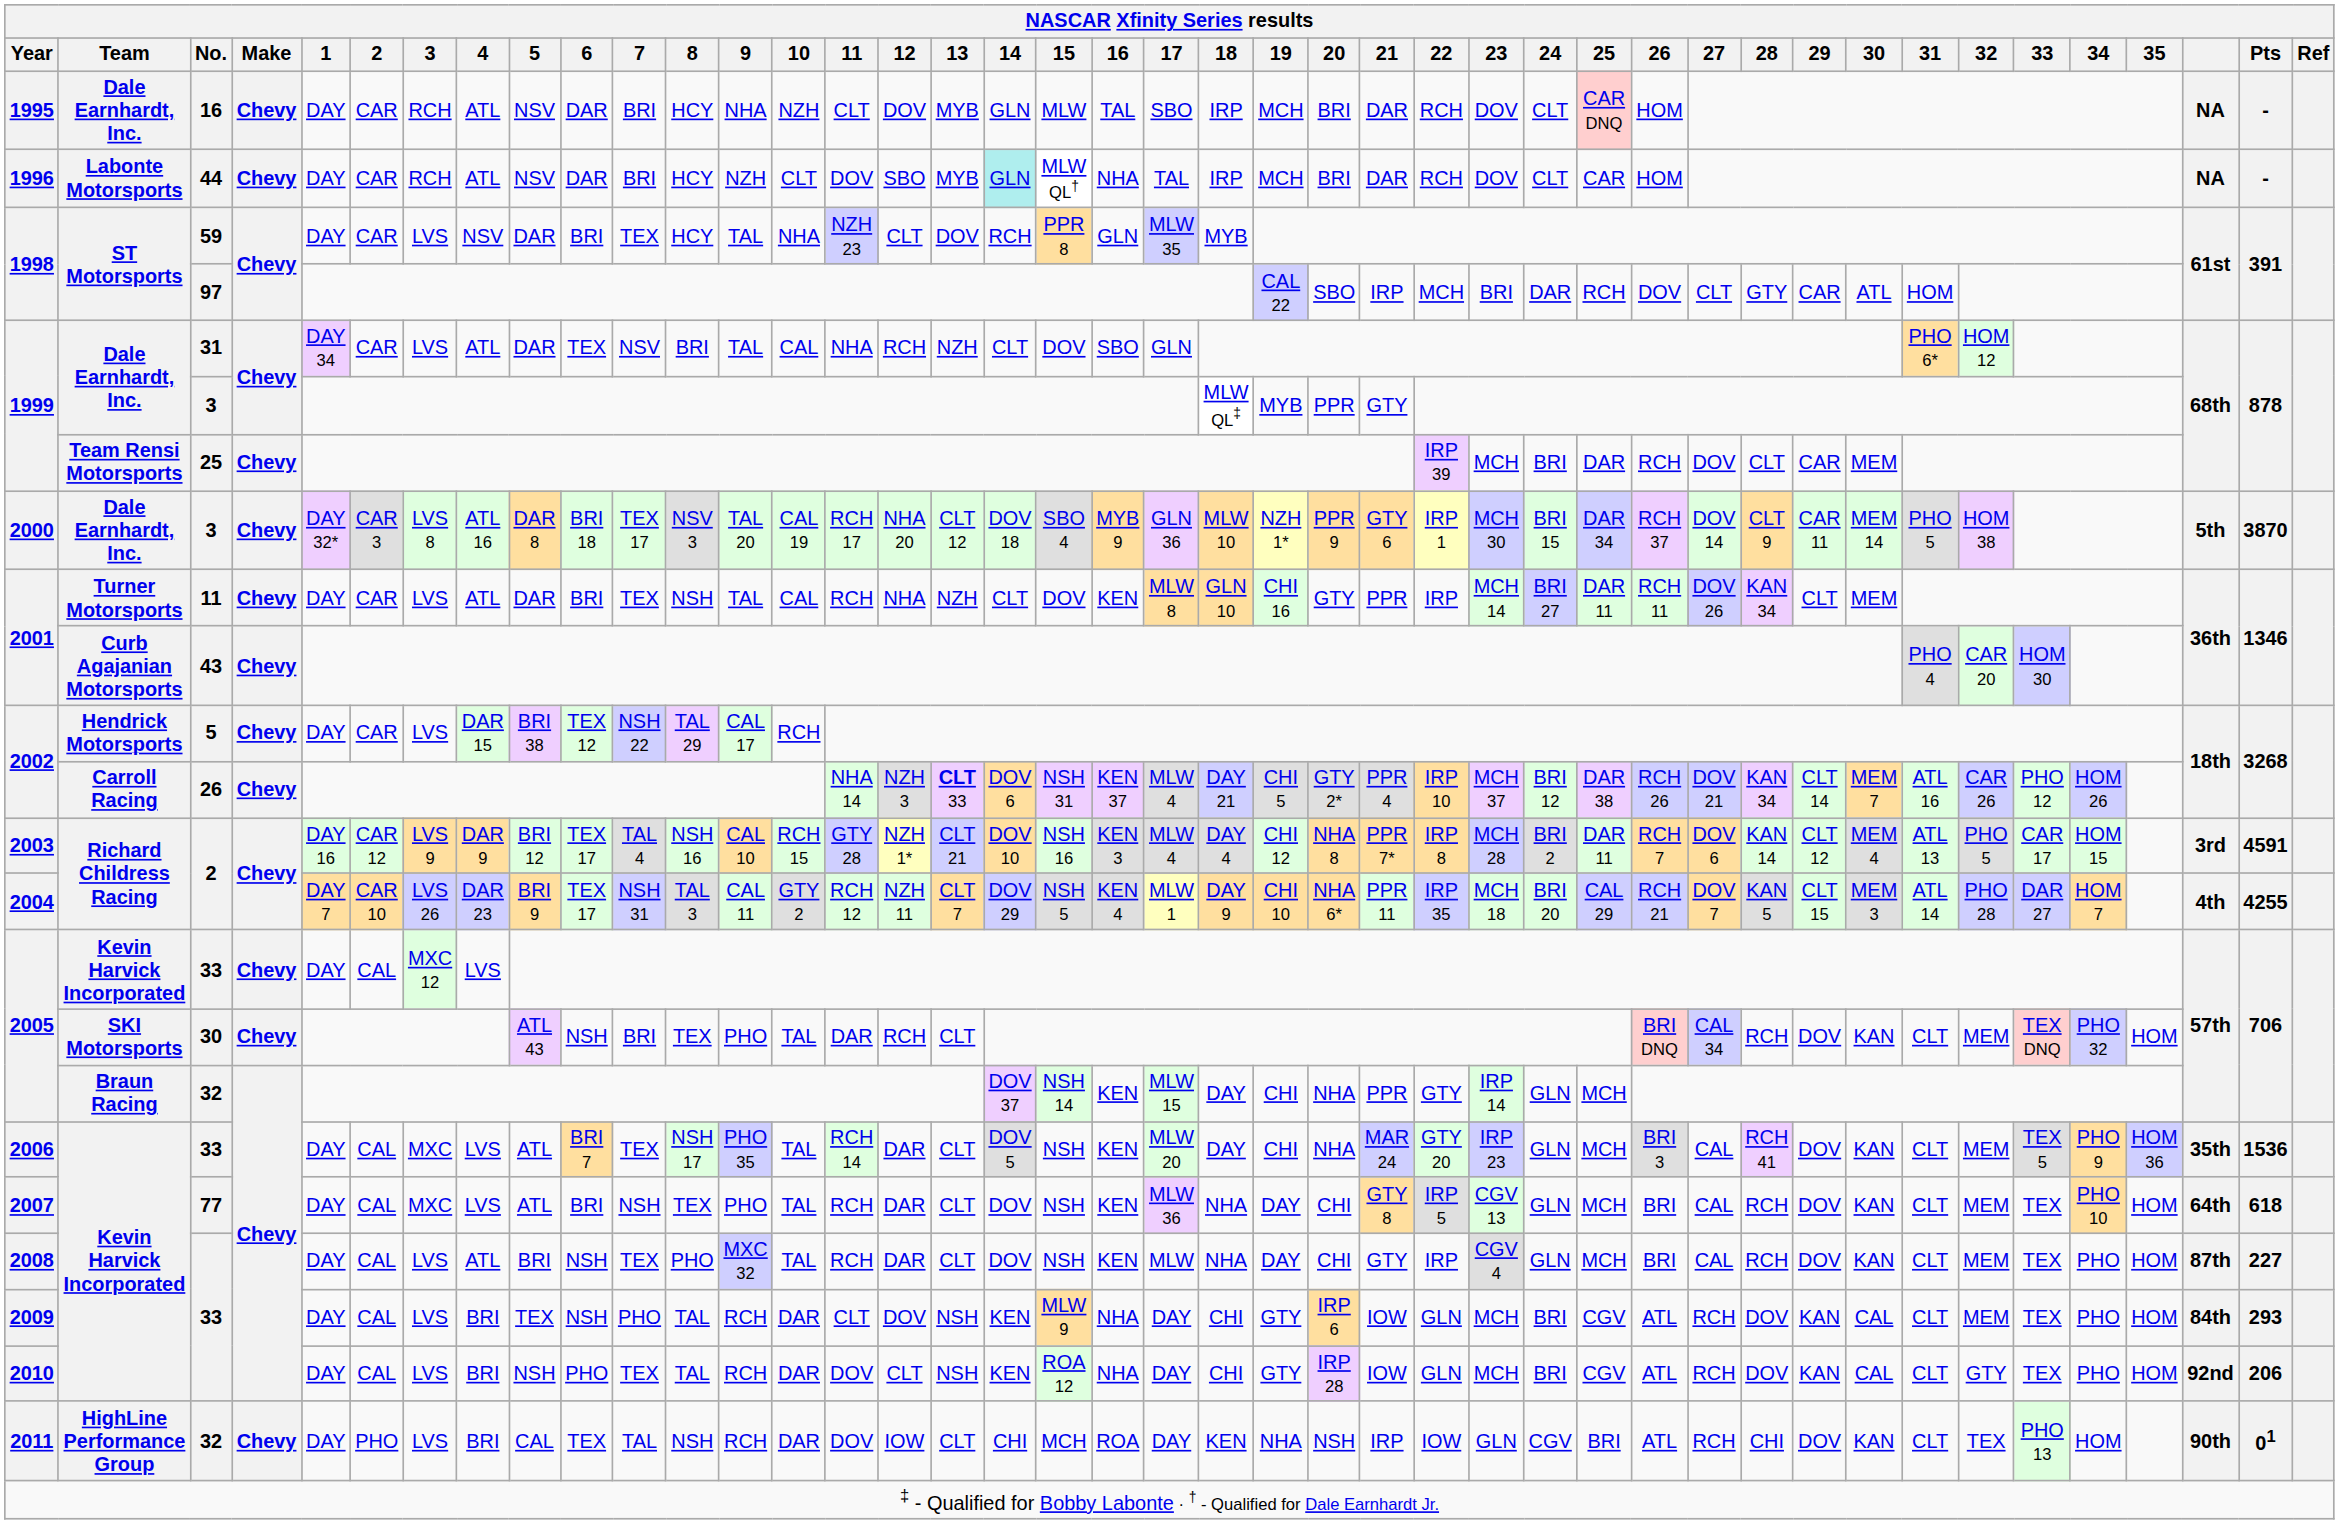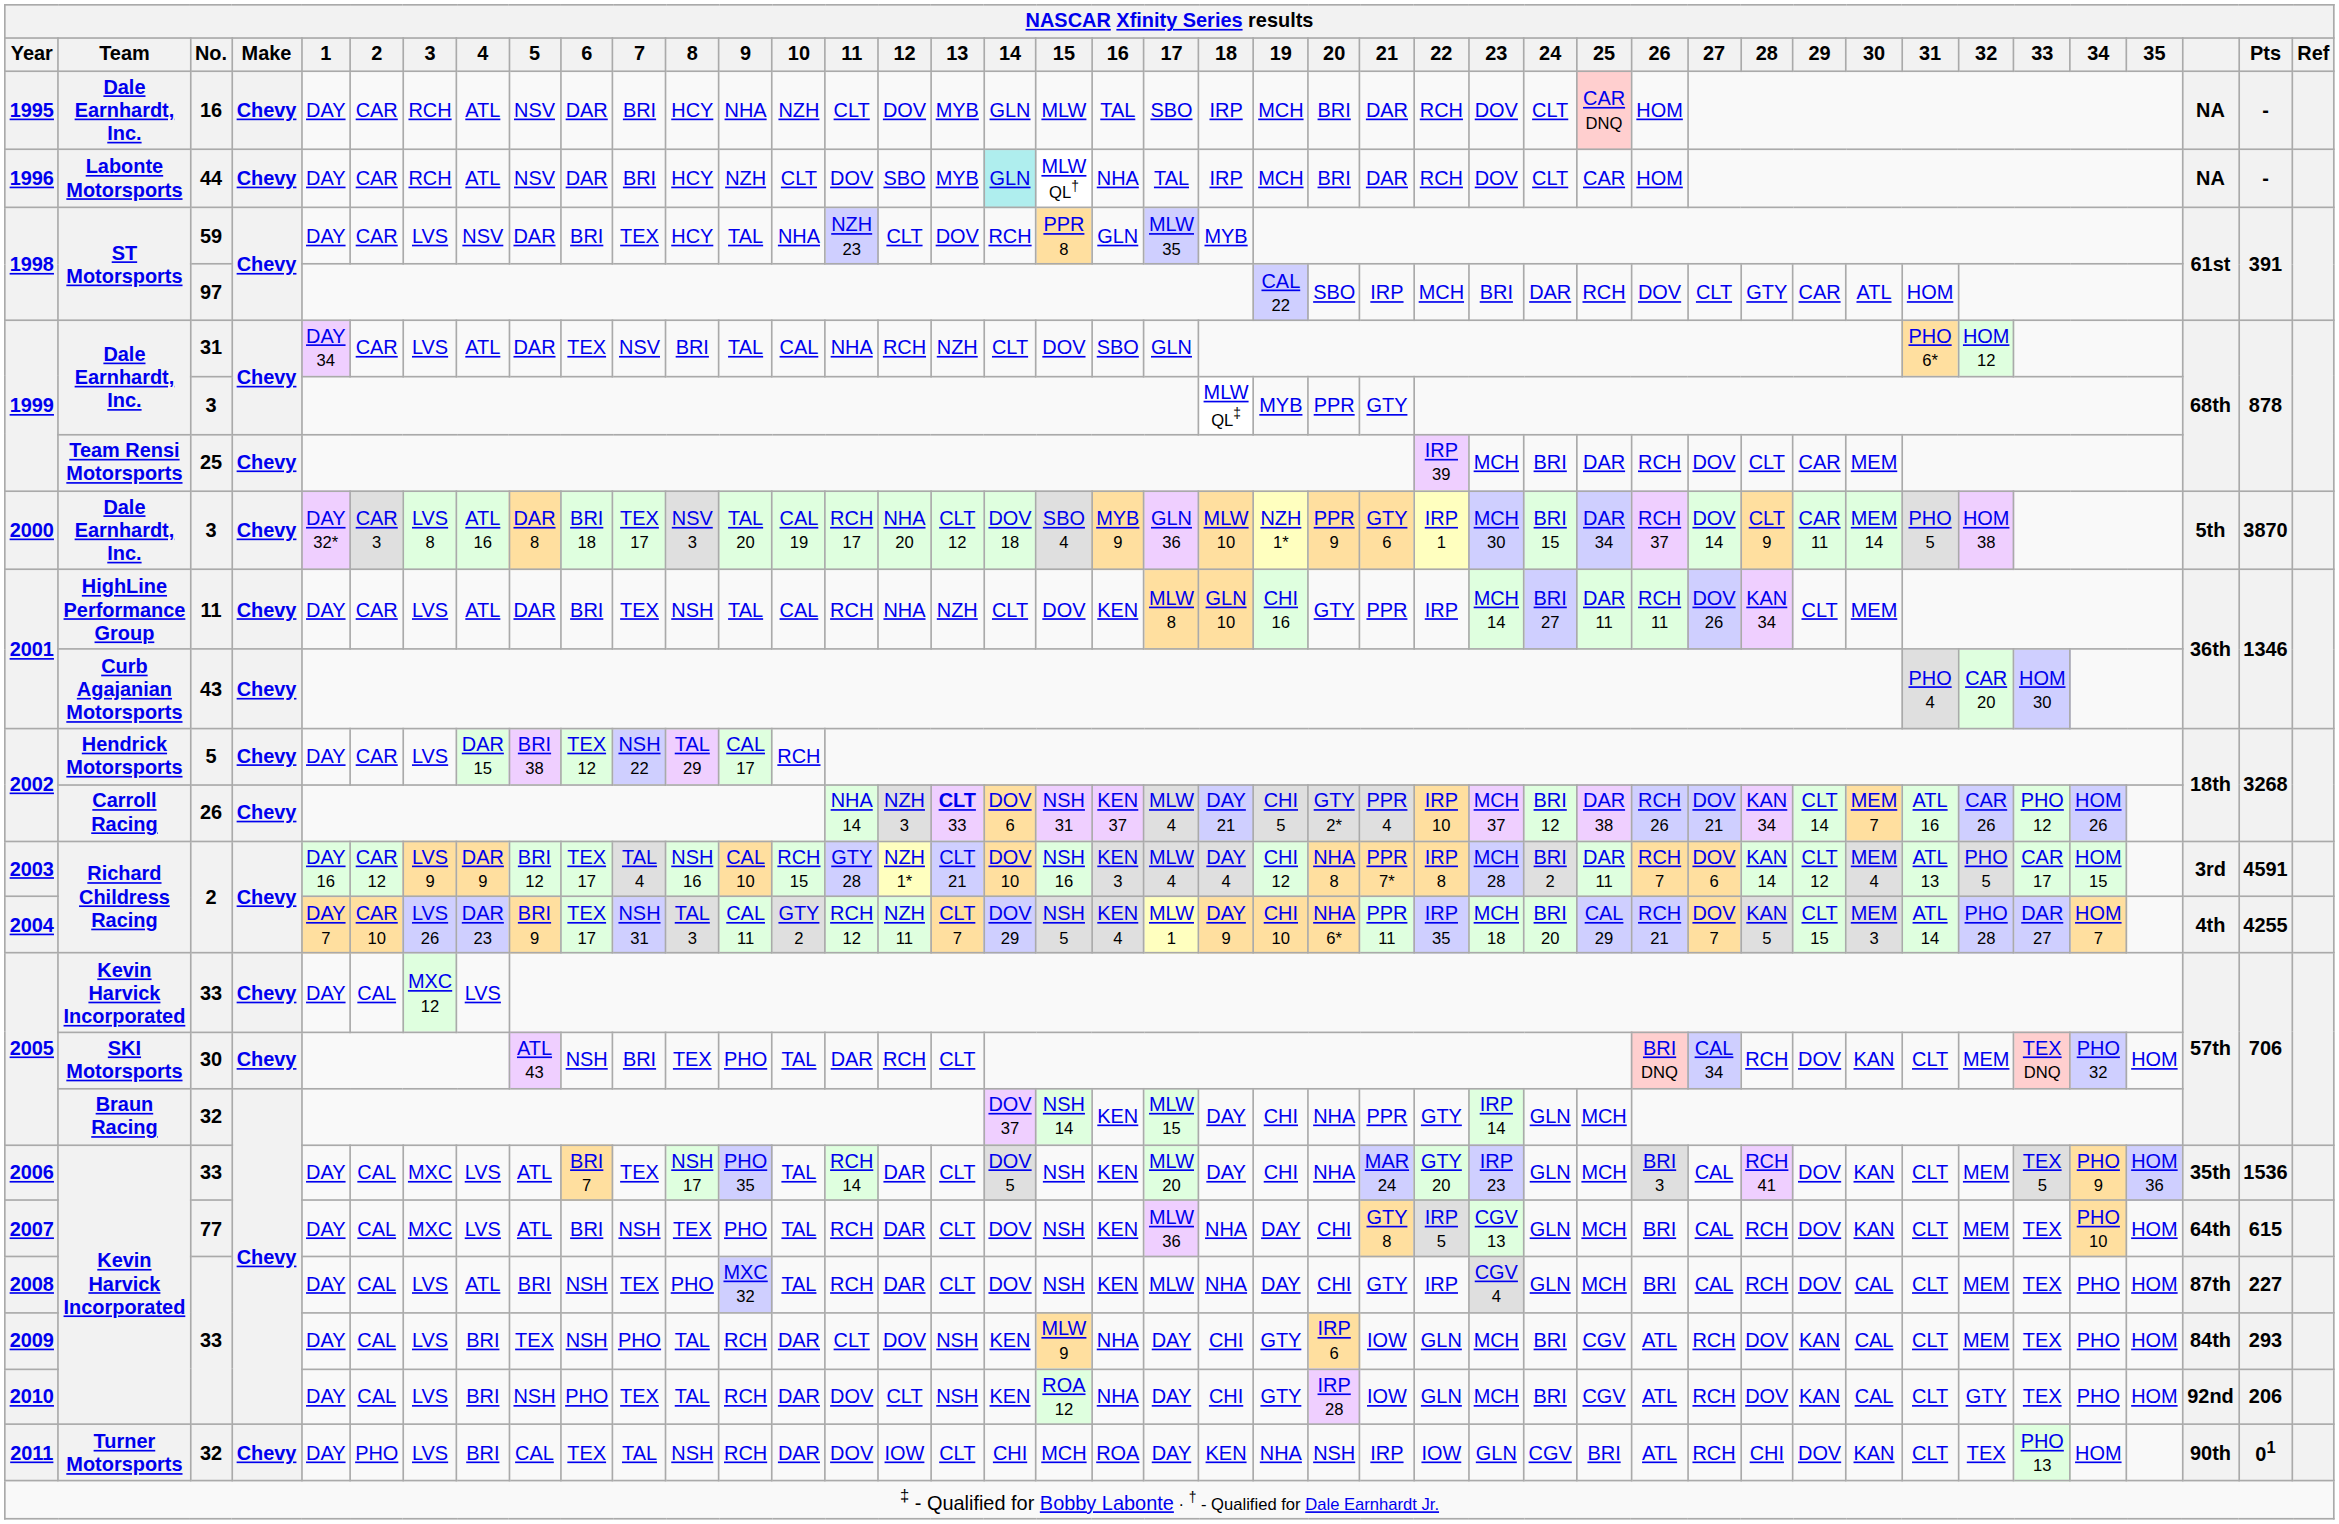(124, 598) Turner Motorsports -> (124, 610) HighLine Performance Group
(2265, 1205) 618 -> (2265, 1229) 615
(1874, 1261) KAN -> (1874, 1285) CAL
(124, 1441) HighLine Performance Group -> (124, 1453) Turner Motorsports
